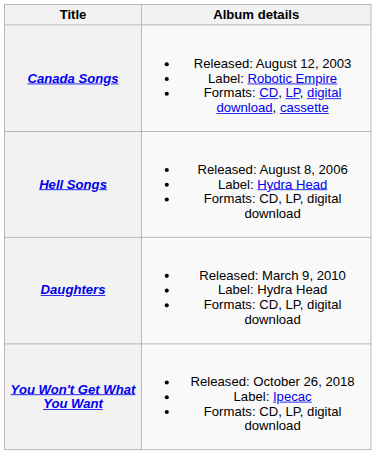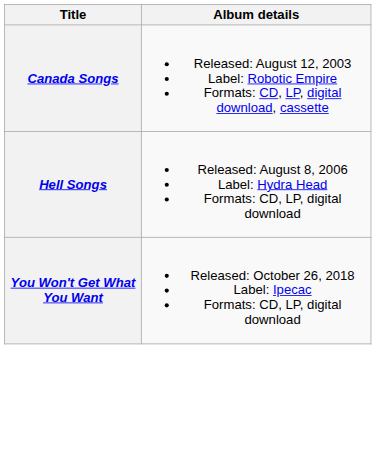- row: (73, 290)
